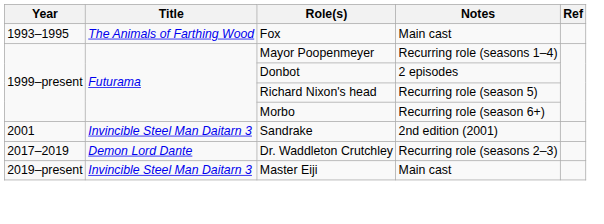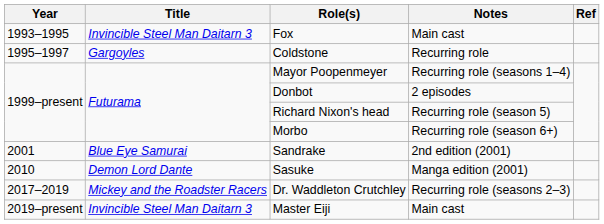(171, 33) The Animals of Farthing Wood -> (170, 33) Invincible Steel Man Daitarn 3
+ row: (300, 53)
(170, 131) Invincible Steel Man Daitarn 3 -> (138, 151) Blue Eye Samurai
+ row: (293, 170)
(140, 151) Demon Lord Dante -> (178, 190) Mickey and the Roadster Racers
